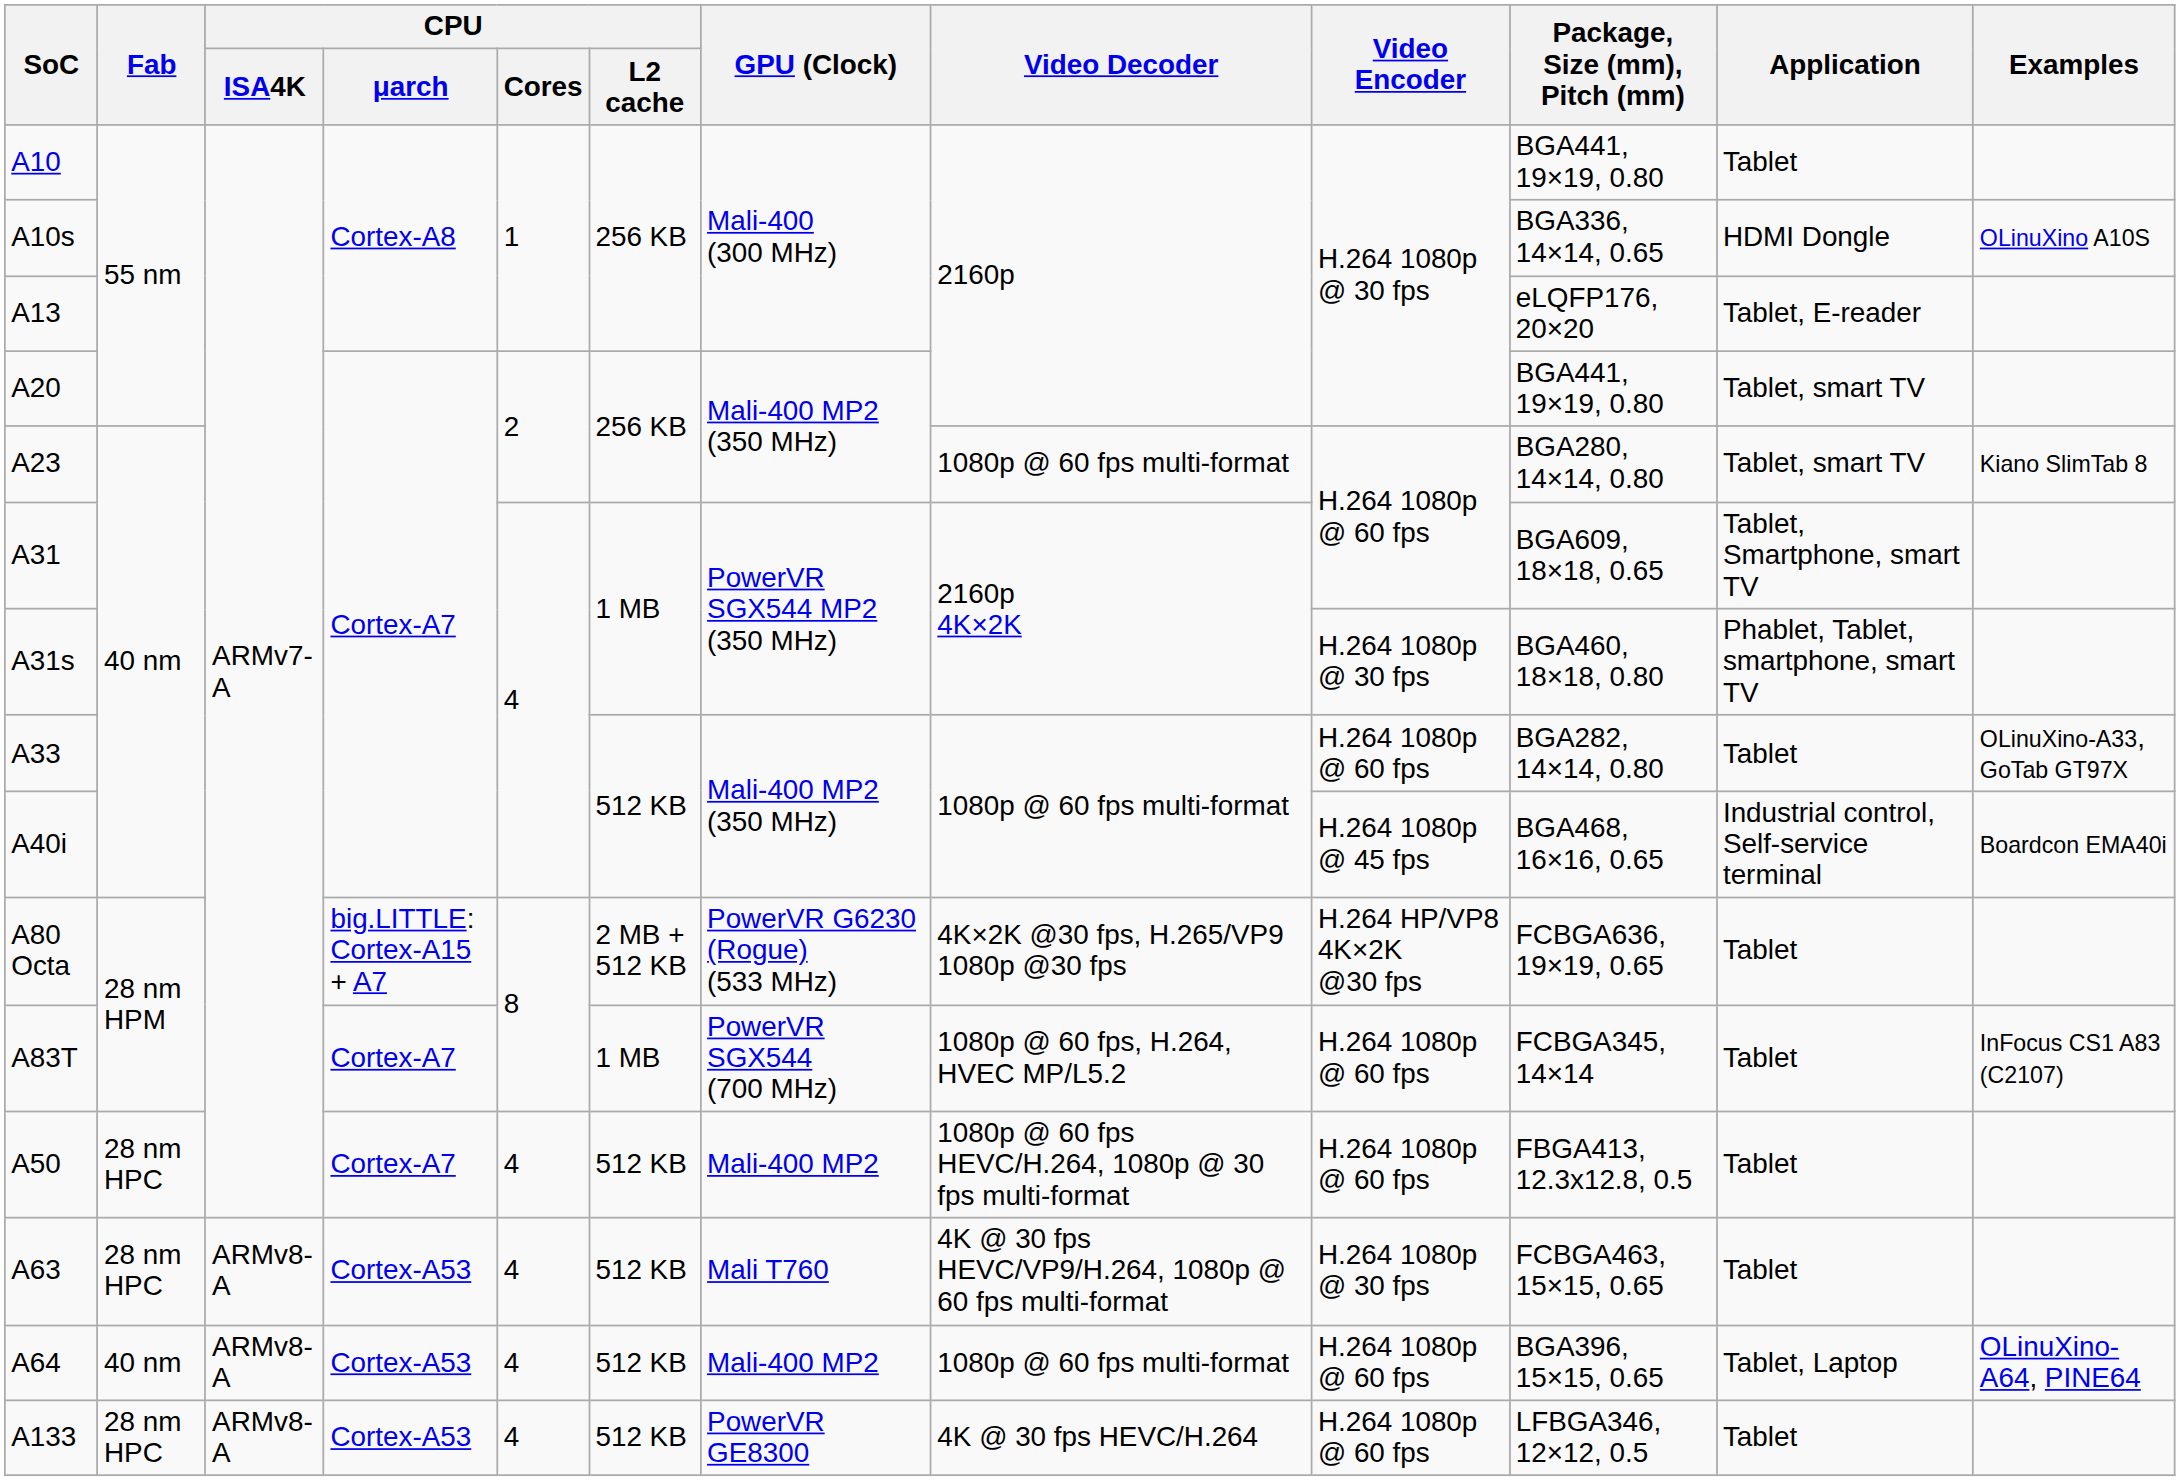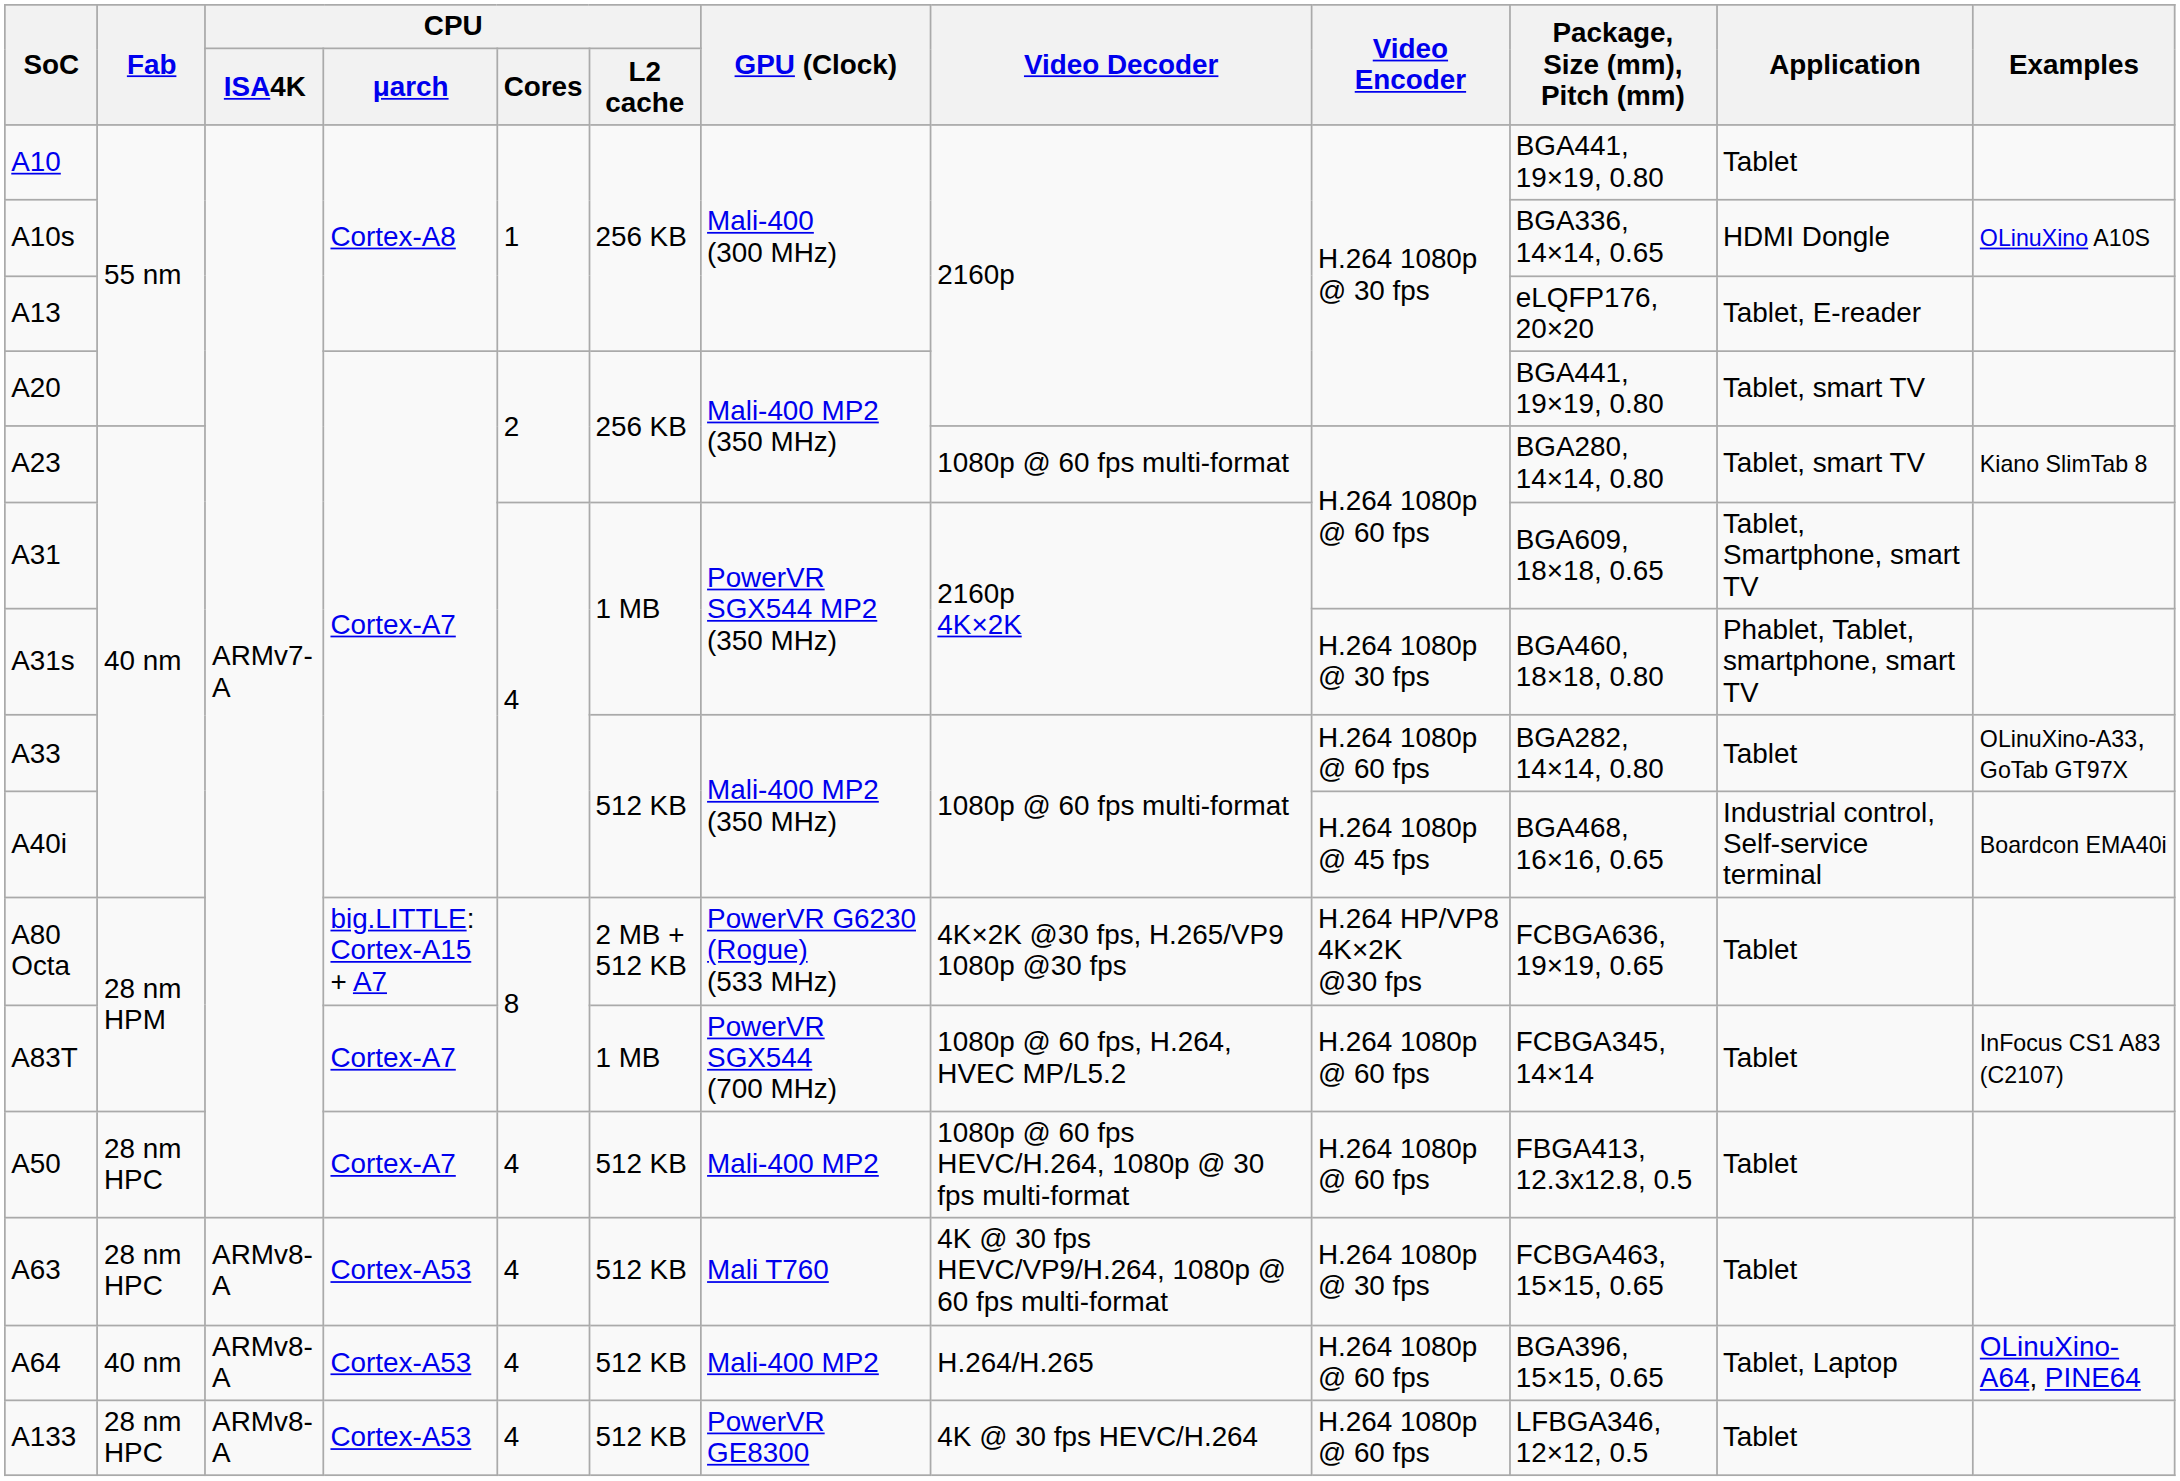(1113, 1362) 1080p @ 60 fps multi-format -> (1016, 1362) H.264/H.265
